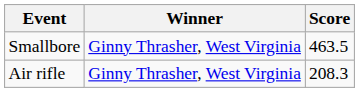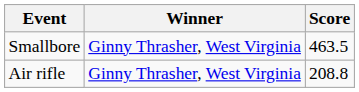(329, 73) 208.3 -> (329, 73) 208.8
